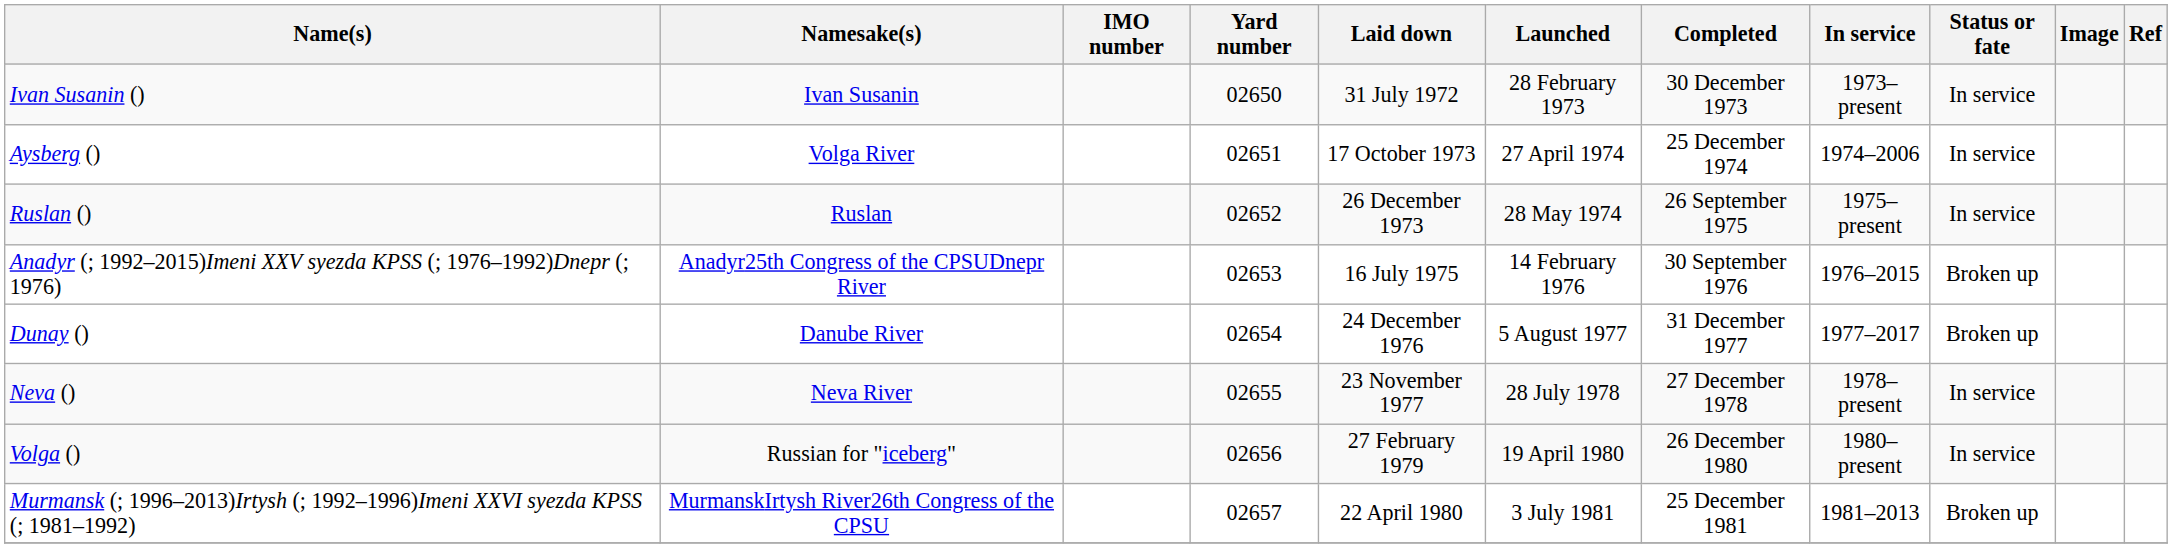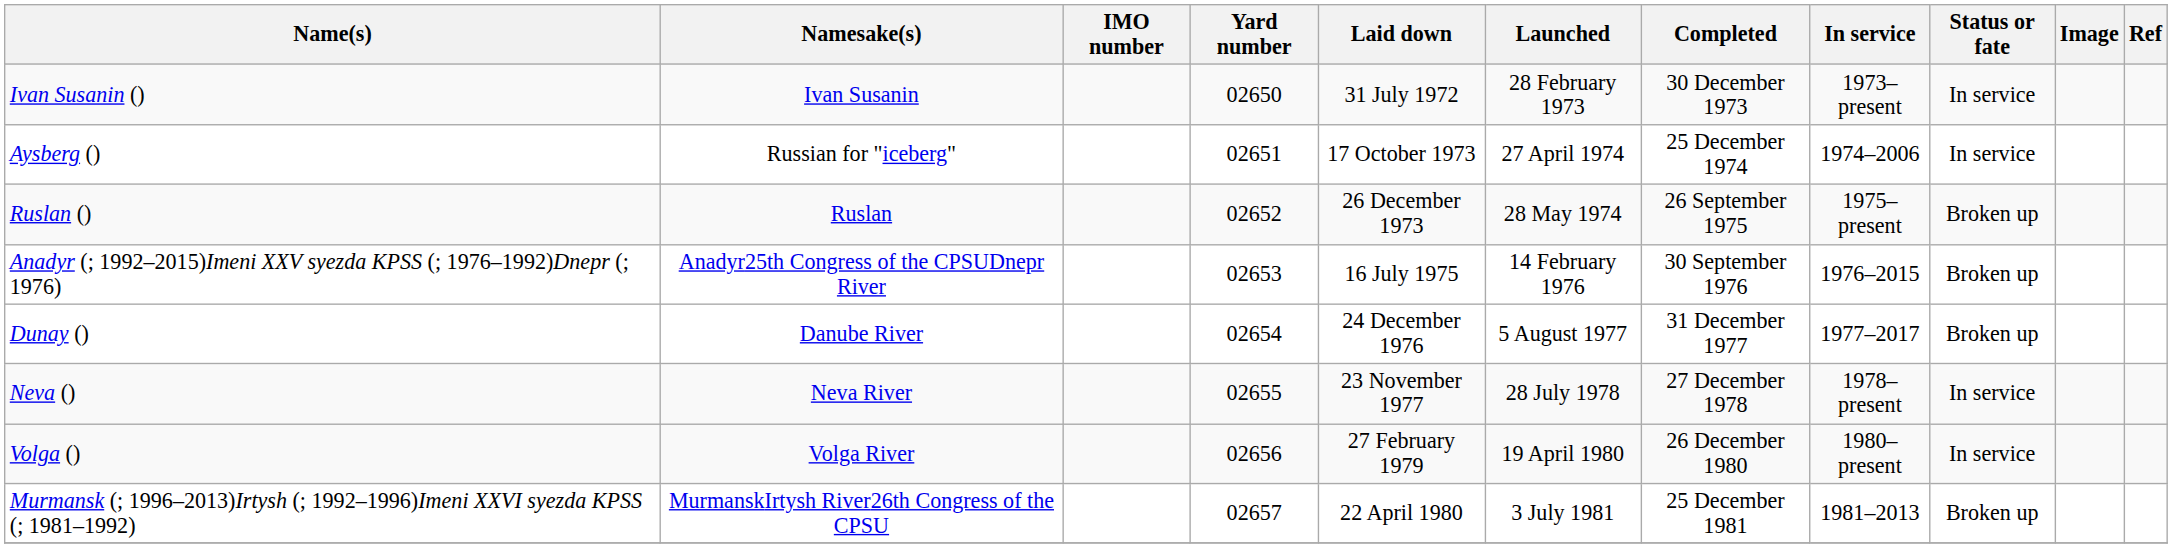(861, 154) Volga River -> (861, 154) Russian for "iceberg"
(1992, 214) In service -> (1992, 214) Broken up
(861, 453) Russian for "iceberg" -> (861, 453) Volga River
